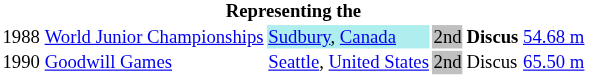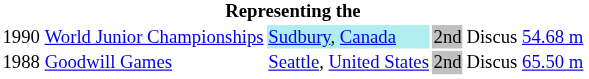(21, 36) 1988 -> (21, 36) 1990
(492, 36) bold -> (492, 36) normal
(21, 62) 1990 -> (21, 62) 1988
